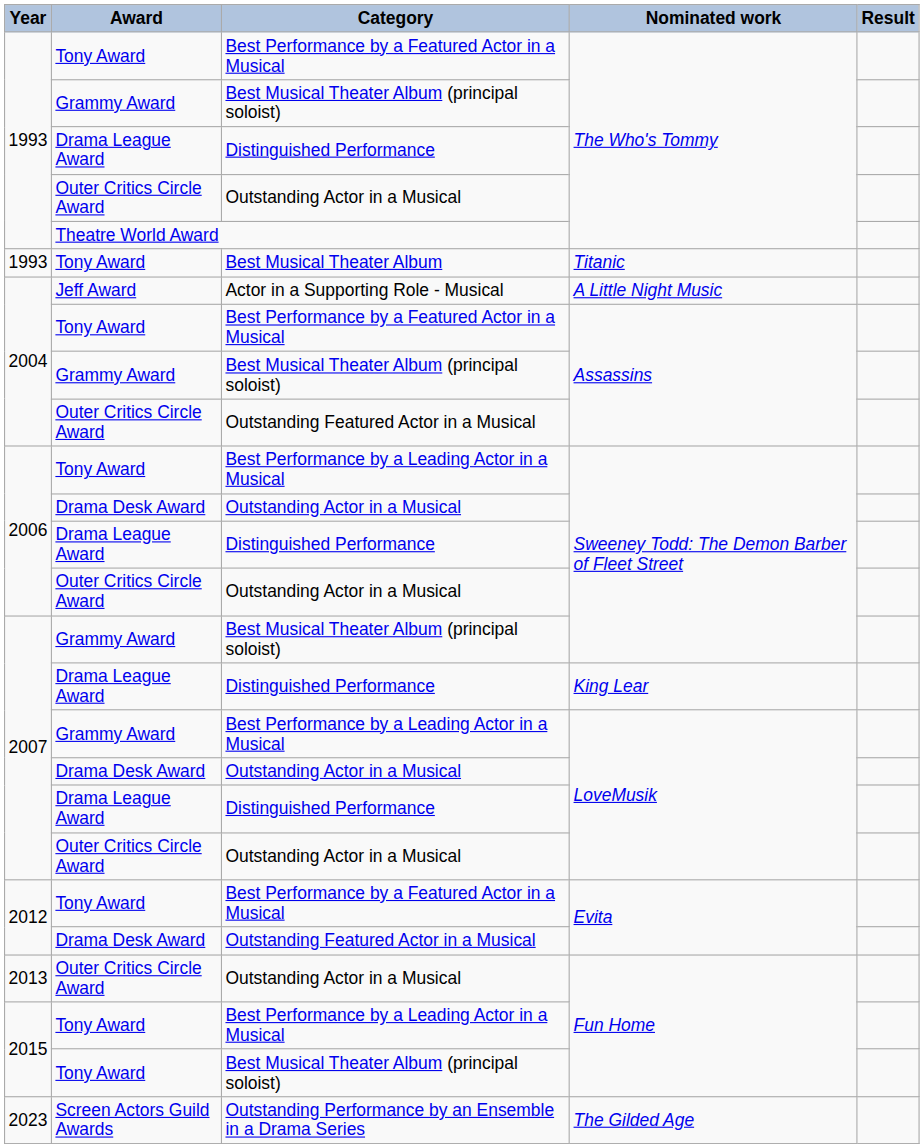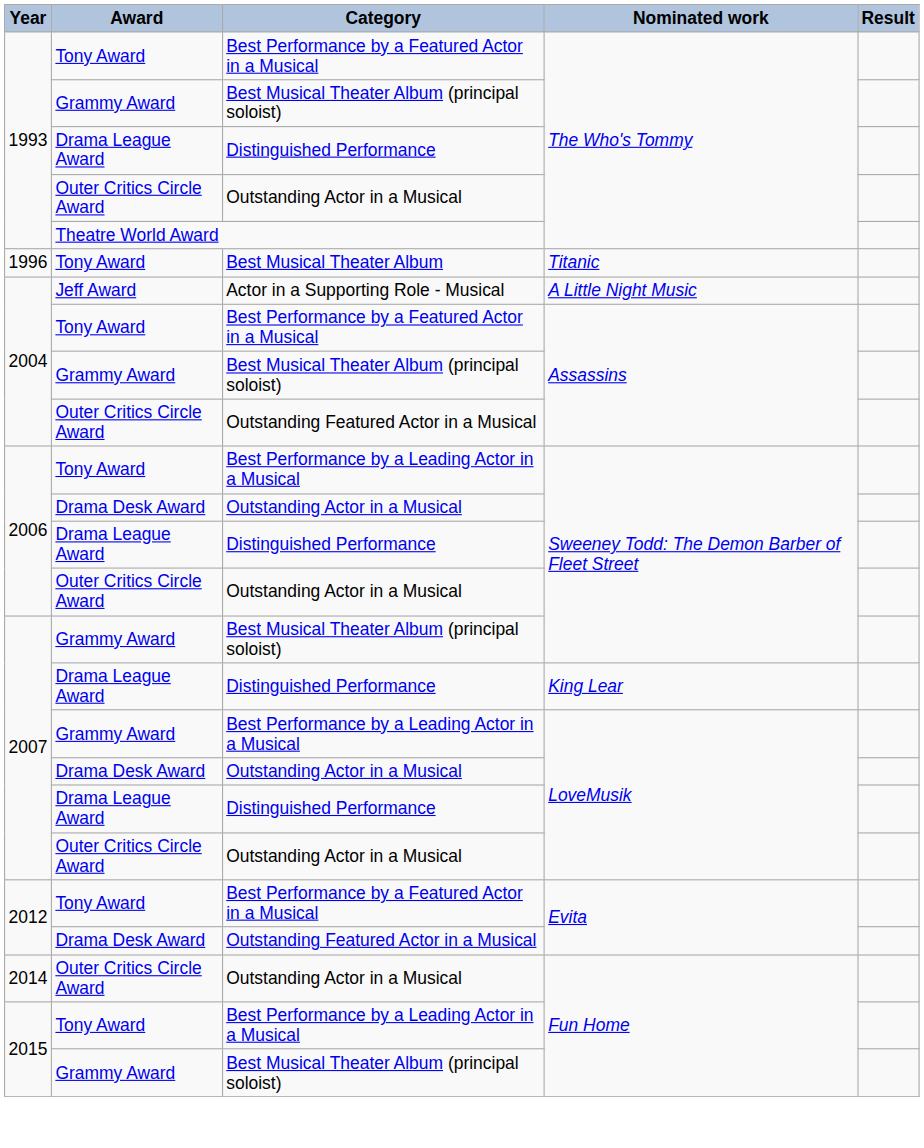(28, 262) 1993 -> (28, 262) 1996
(28, 978) 2013 -> (28, 978) 2014
(100, 1072) Tony Award -> (115, 1072) Grammy Award
- row: (390, 1120)
